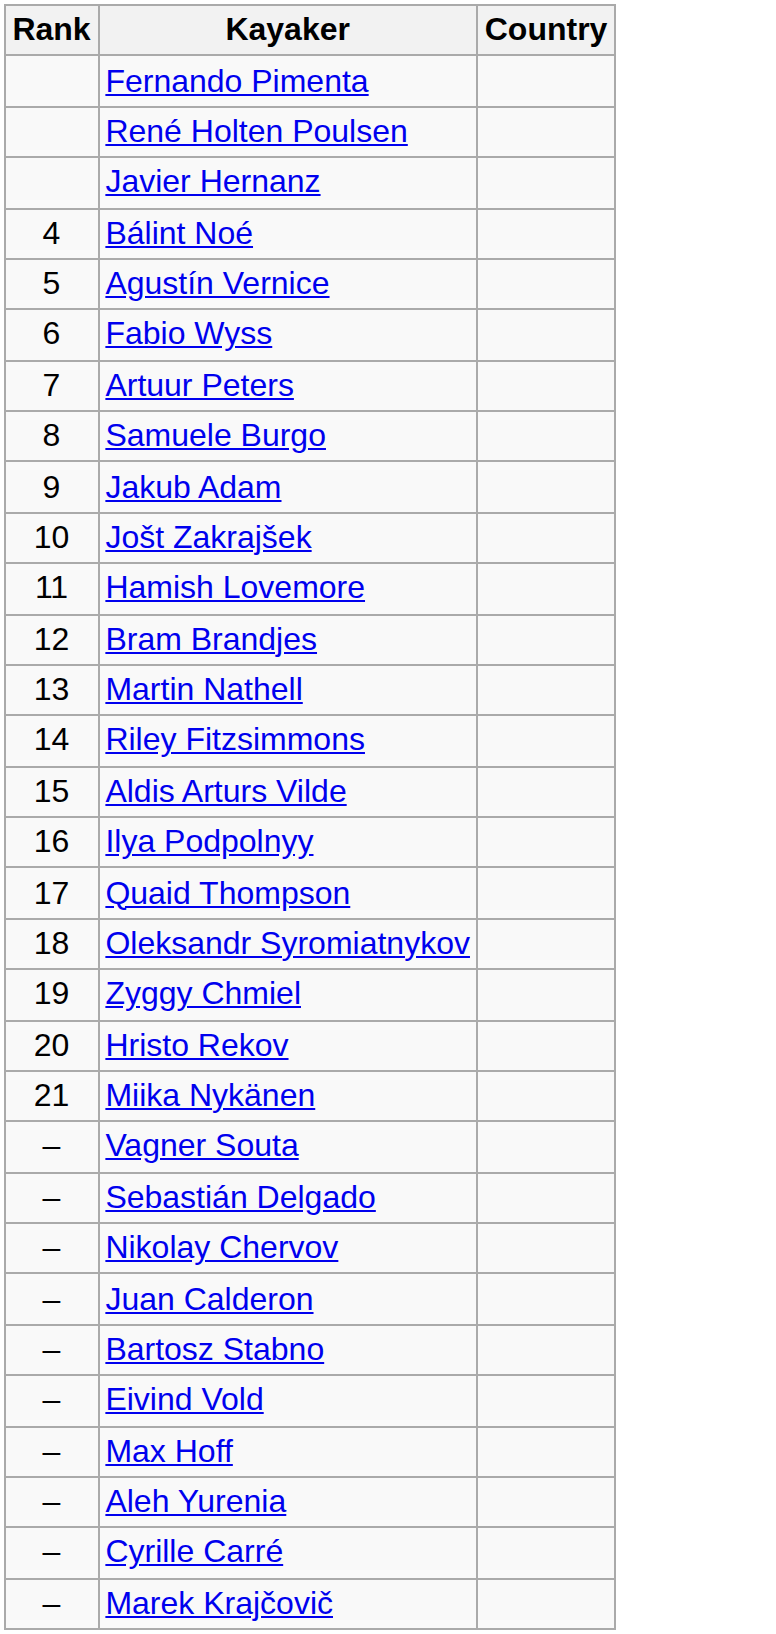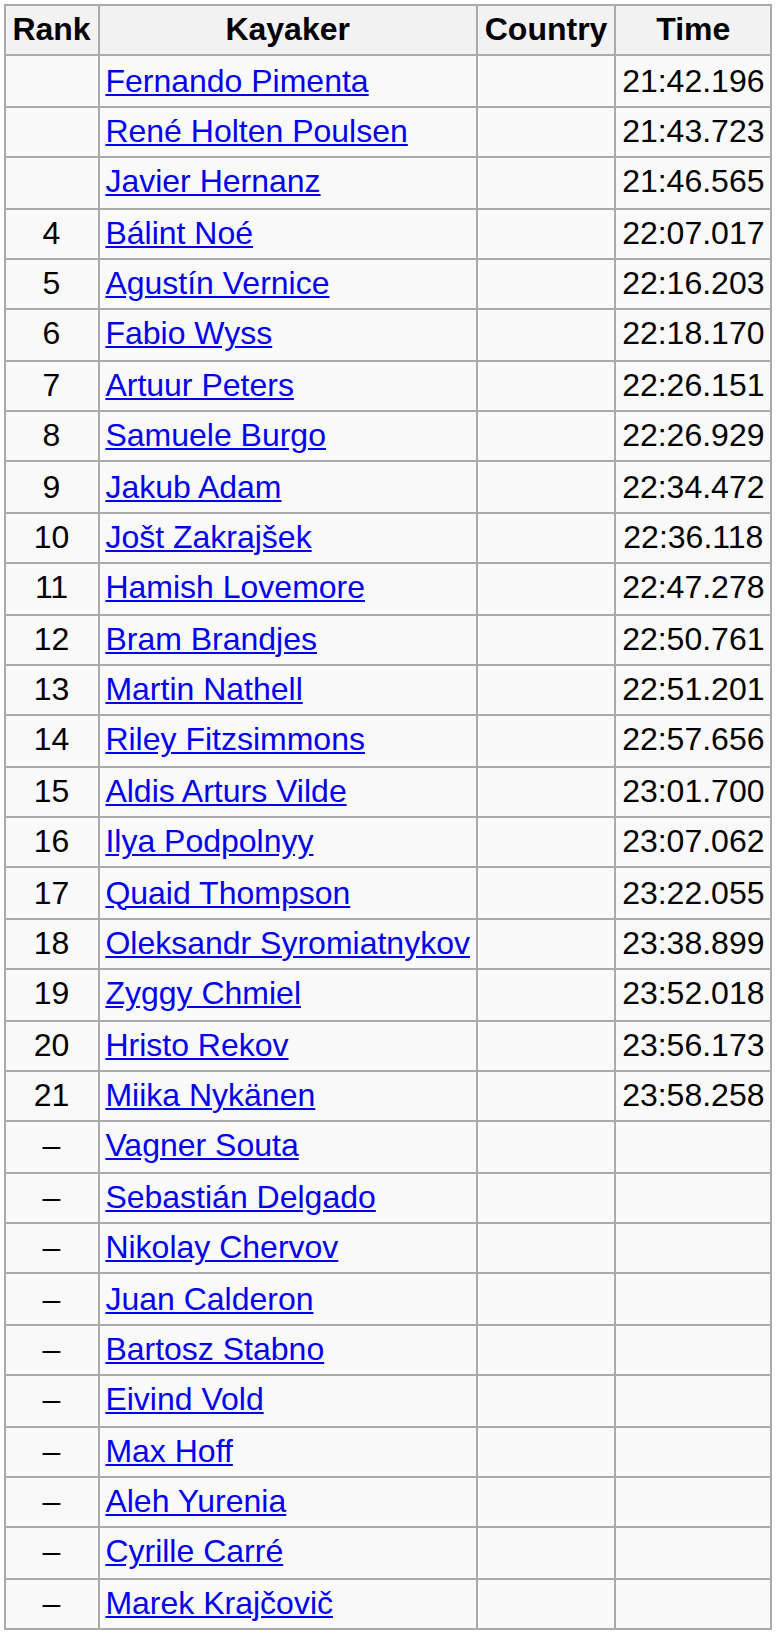+ column: (693, 29)
